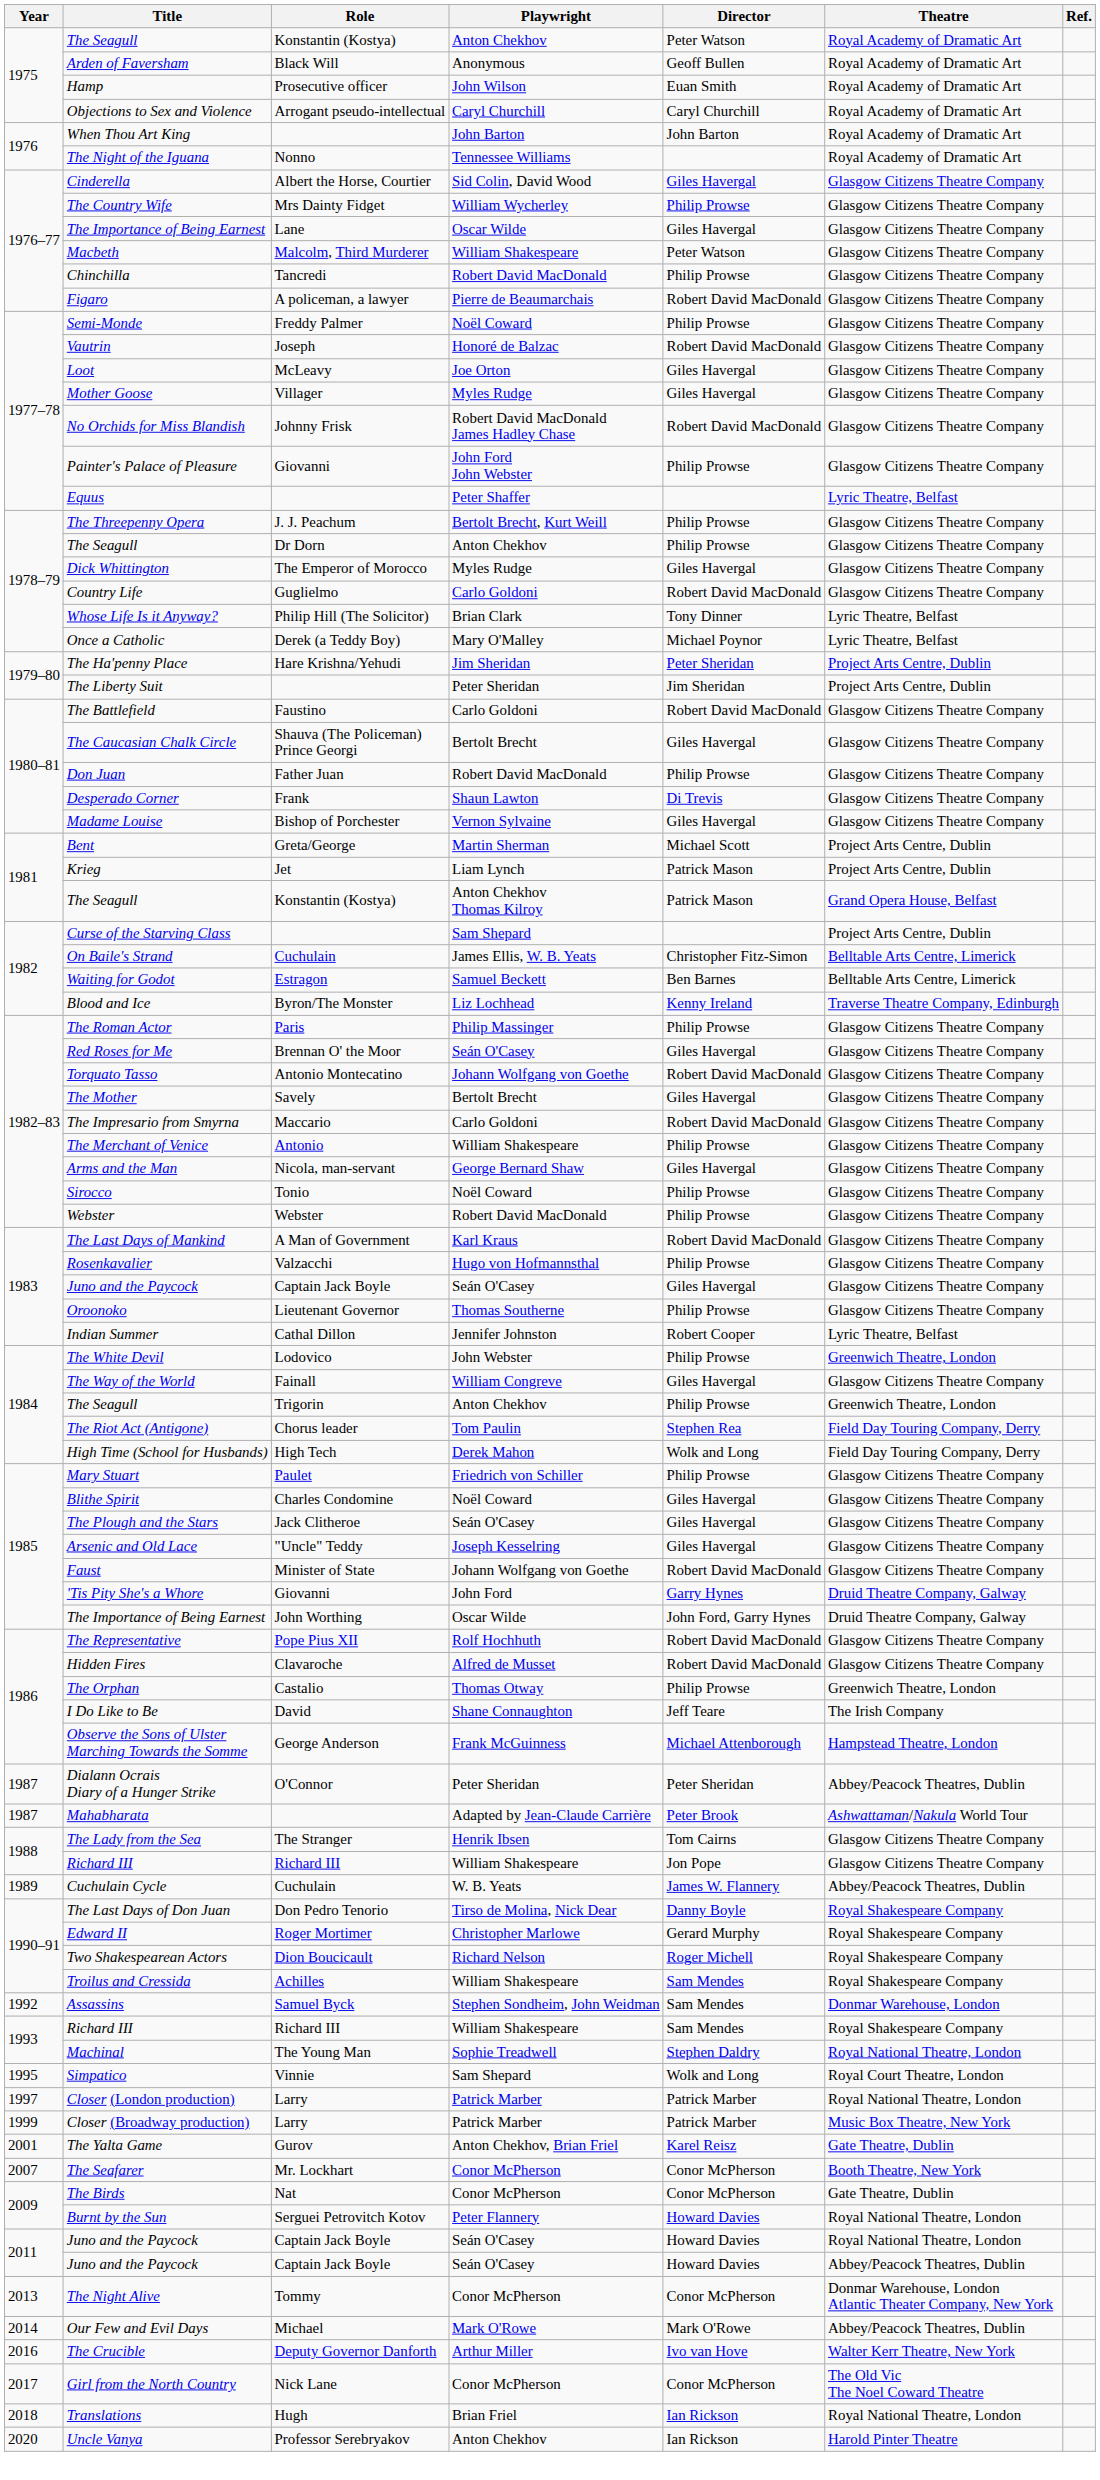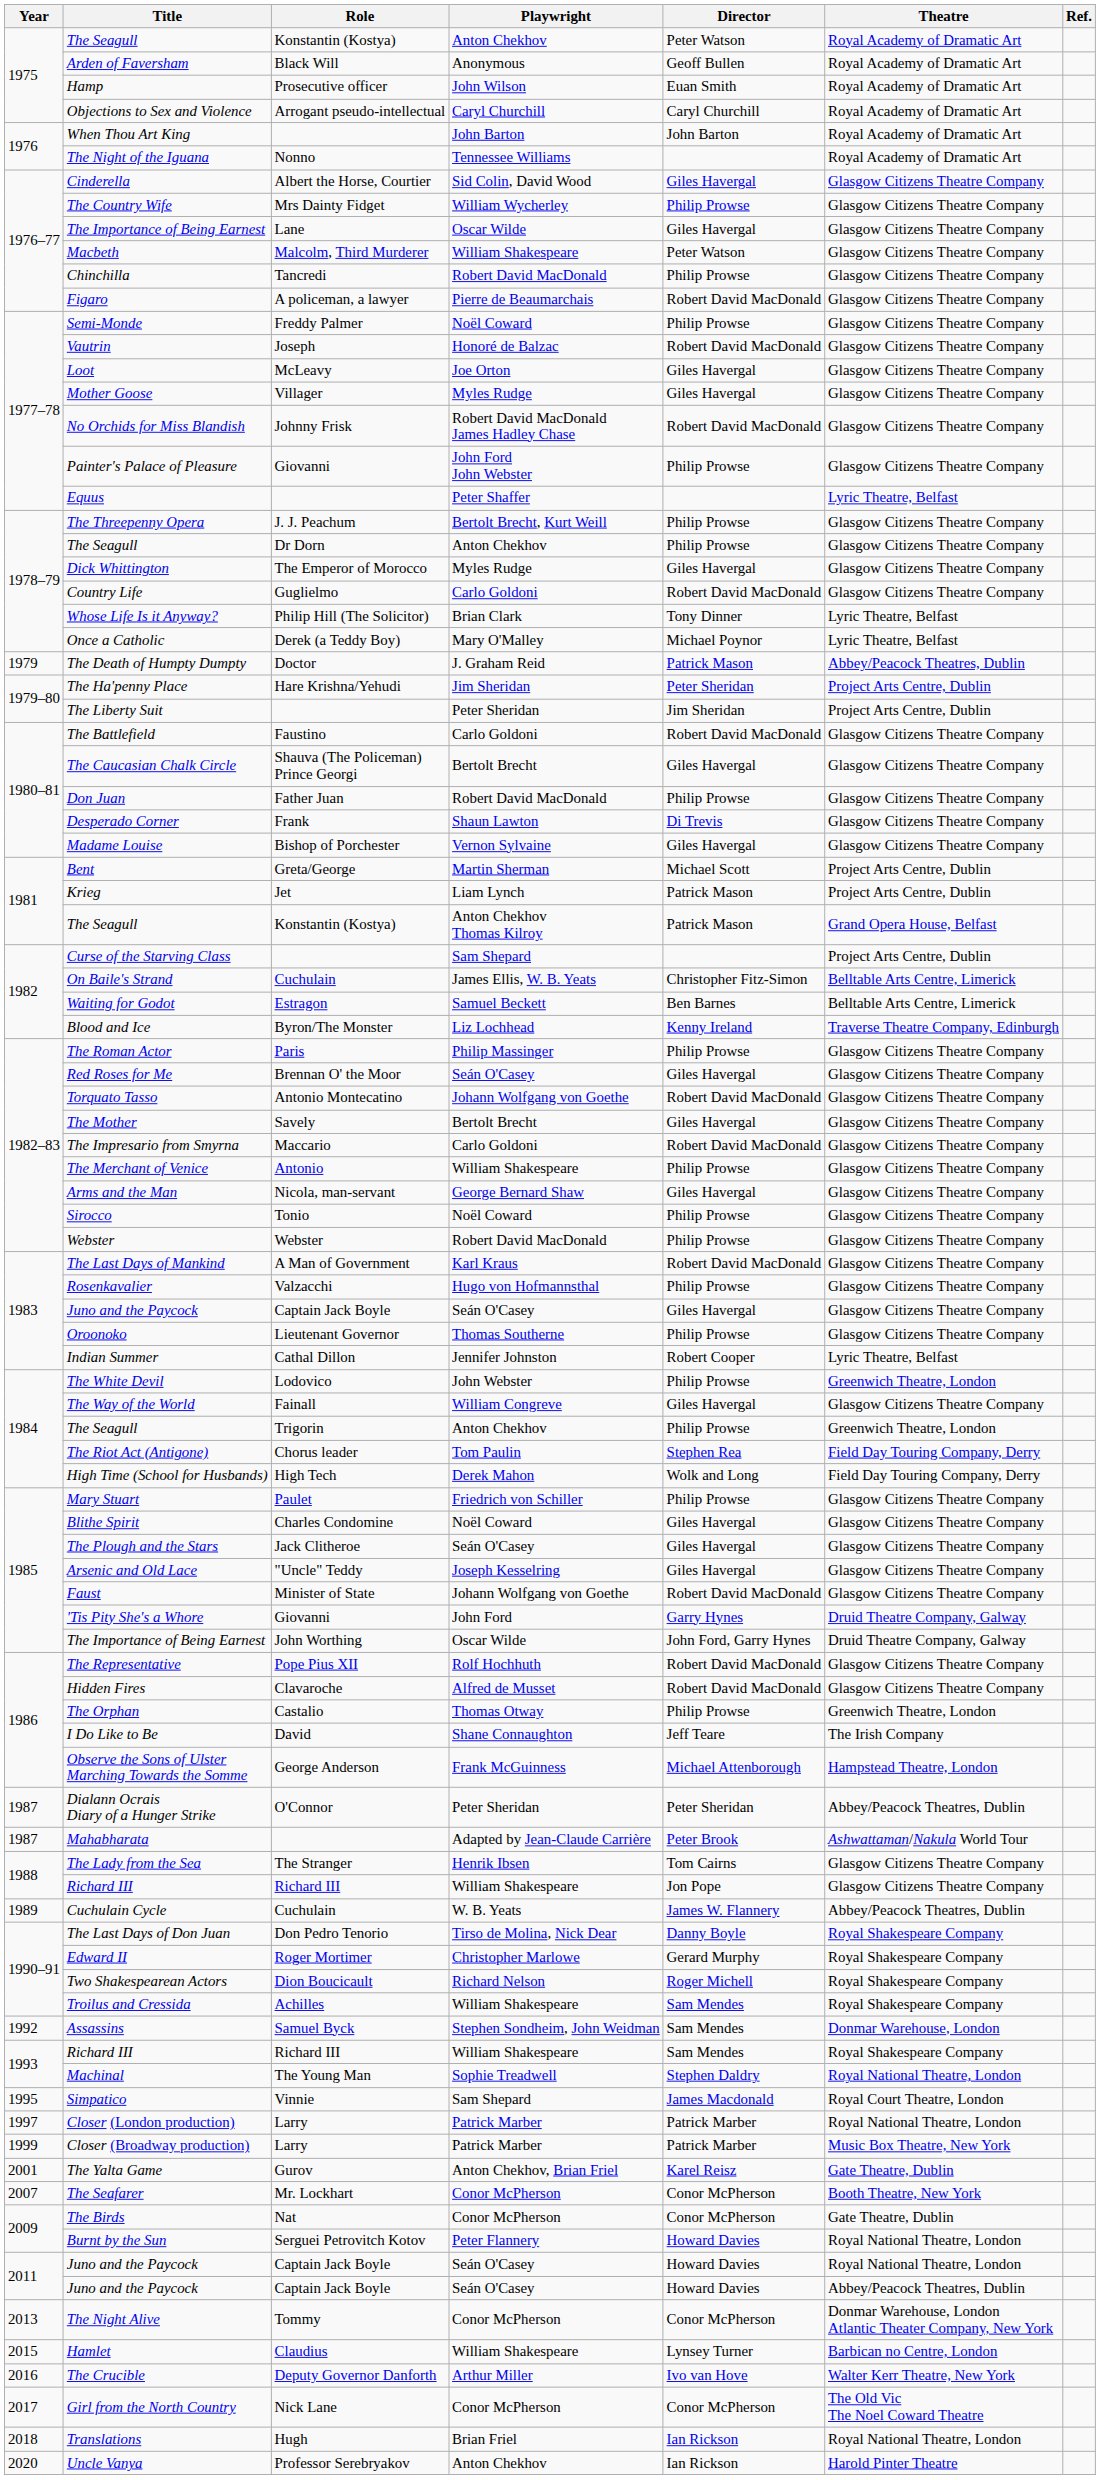+ row: (23, 663)
(713, 2075) Wolk and Long -> (720, 2099) James Macdonald
- row: (23, 2328)
+ row: (23, 2351)
